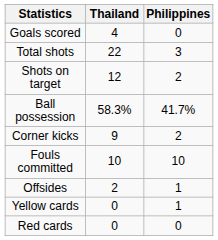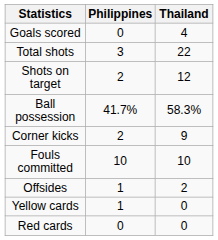columns swapped: (114, 14) <-> (178, 14)
